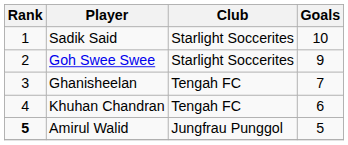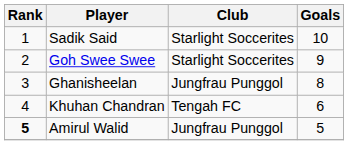(206, 83) Tengah FC -> (227, 83) Jungfrau Punggol
(320, 83) 7 -> (320, 83) 8
